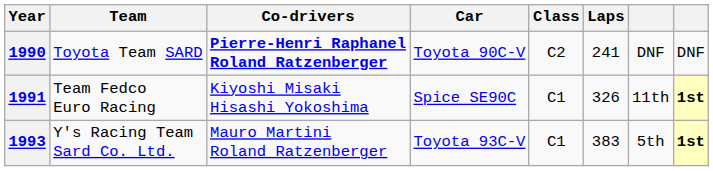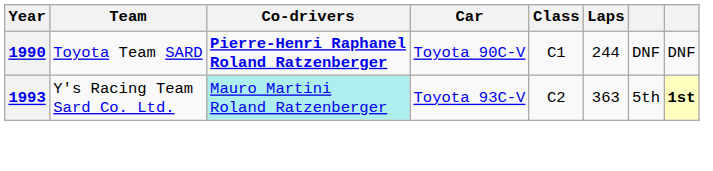(556, 53) C2 -> (556, 53) C1
(606, 53) 241 -> (606, 53) 244
- row: (27, 98)
(299, 142) no background -> (299, 98) paleturquoise background
(556, 142) C1 -> (556, 98) C2
(606, 142) 383 -> (606, 98) 363
